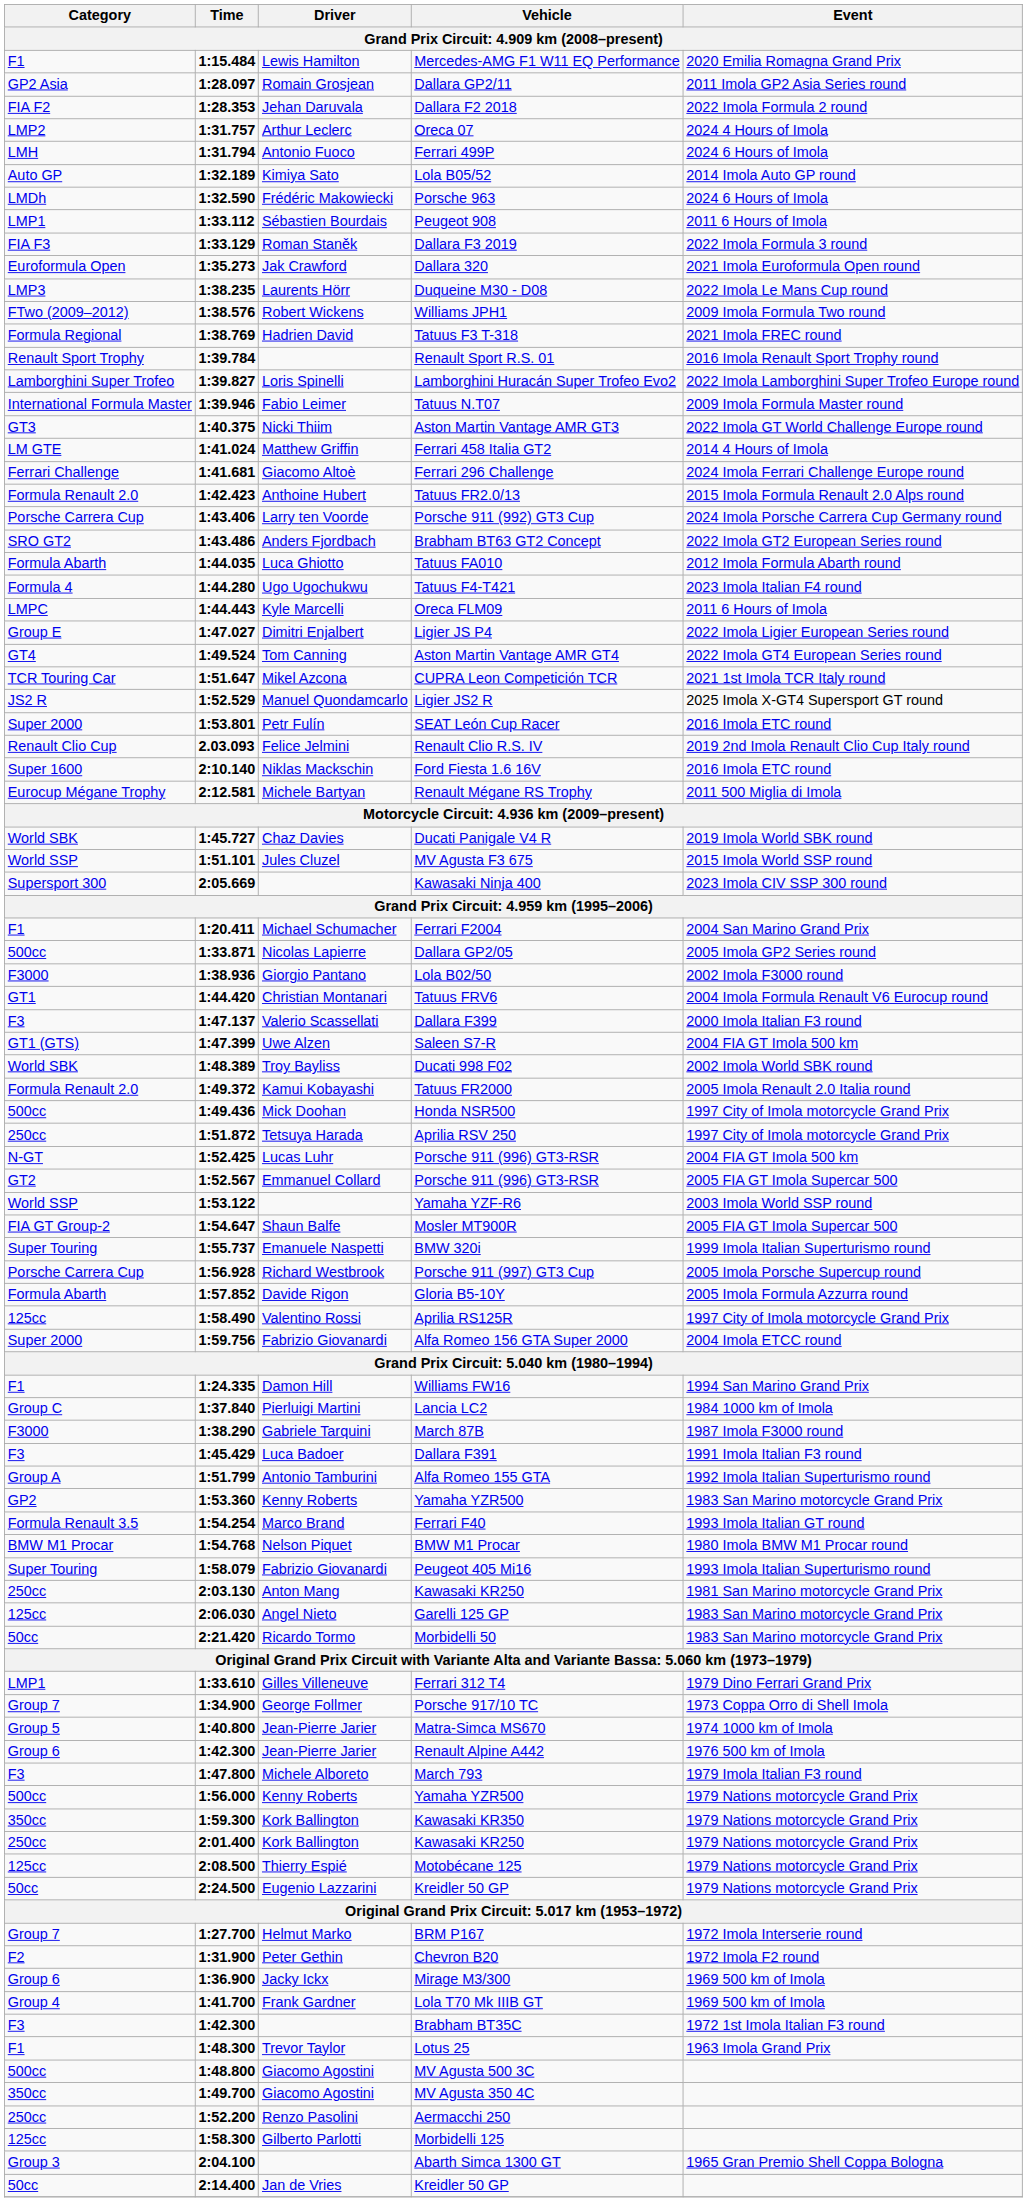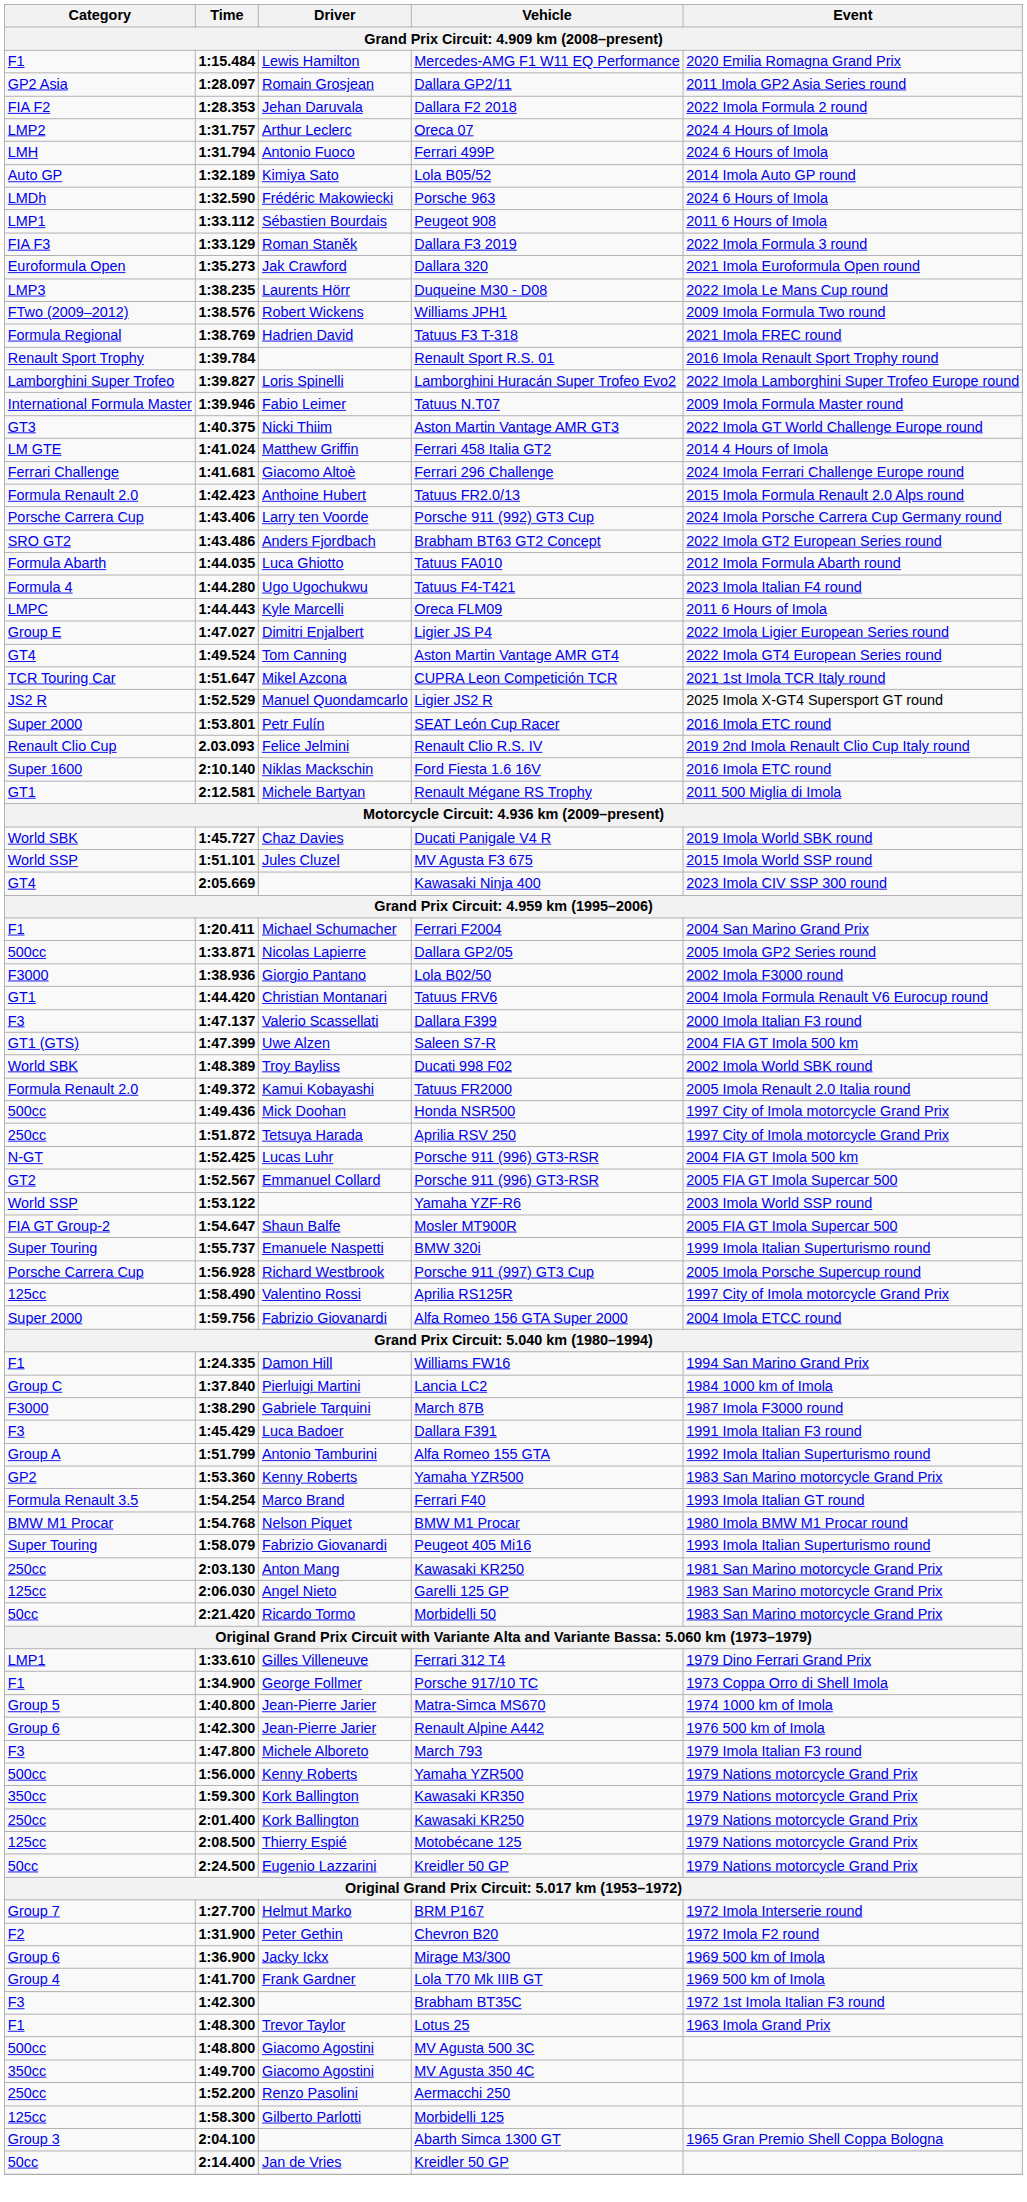(87, 792) Eurocup Mégane Trophy -> (22, 792) GT1
(57, 883) Supersport 300 -> (22, 883) GT4
- row: (227, 1294)
(34, 1705) Group 7 -> (16, 1683) F1
